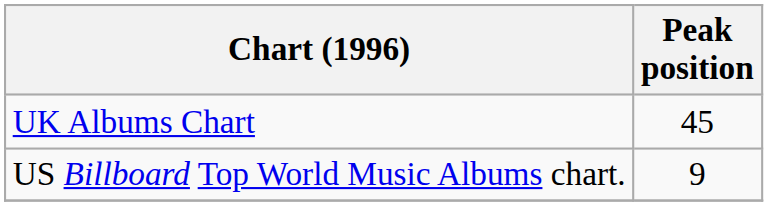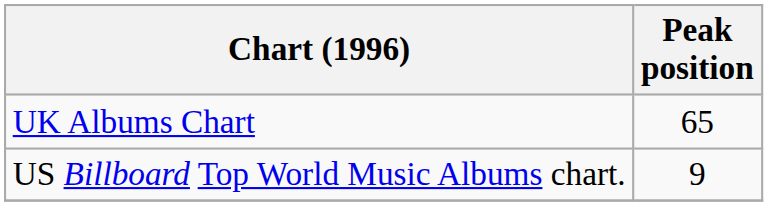(697, 121) 45 -> (697, 121) 65
